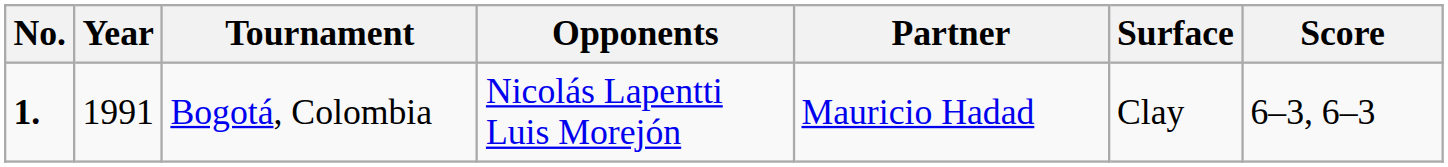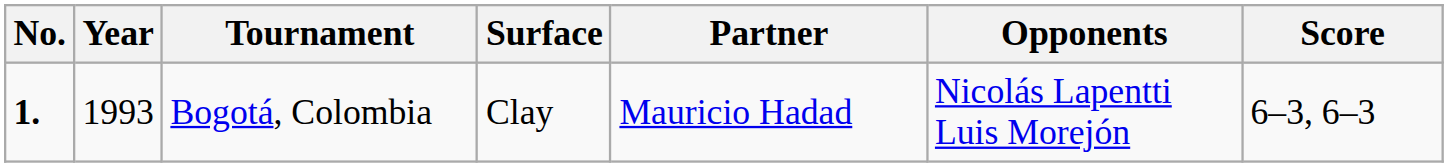columns swapped: (1175, 32) <-> (635, 32)
(118, 111) 1991 -> (118, 111) 1993
